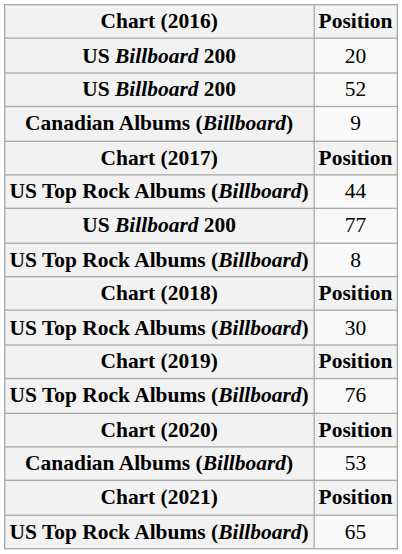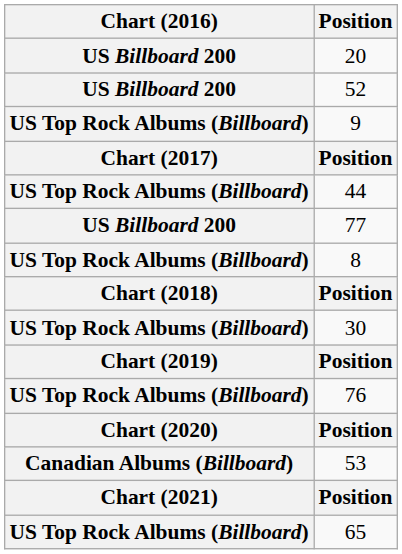(159, 123) Canadian Albums (Billboard) -> (159, 123) US Top Rock Albums (Billboard)
